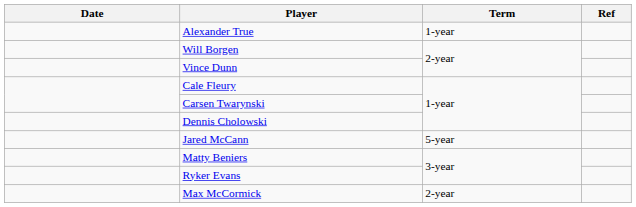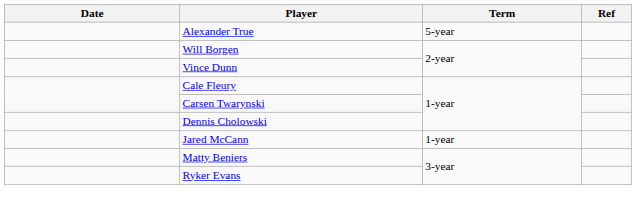(440, 31) 1-year -> (440, 31) 5-year
(440, 139) 5-year -> (440, 139) 1-year
- row: (222, 193)
